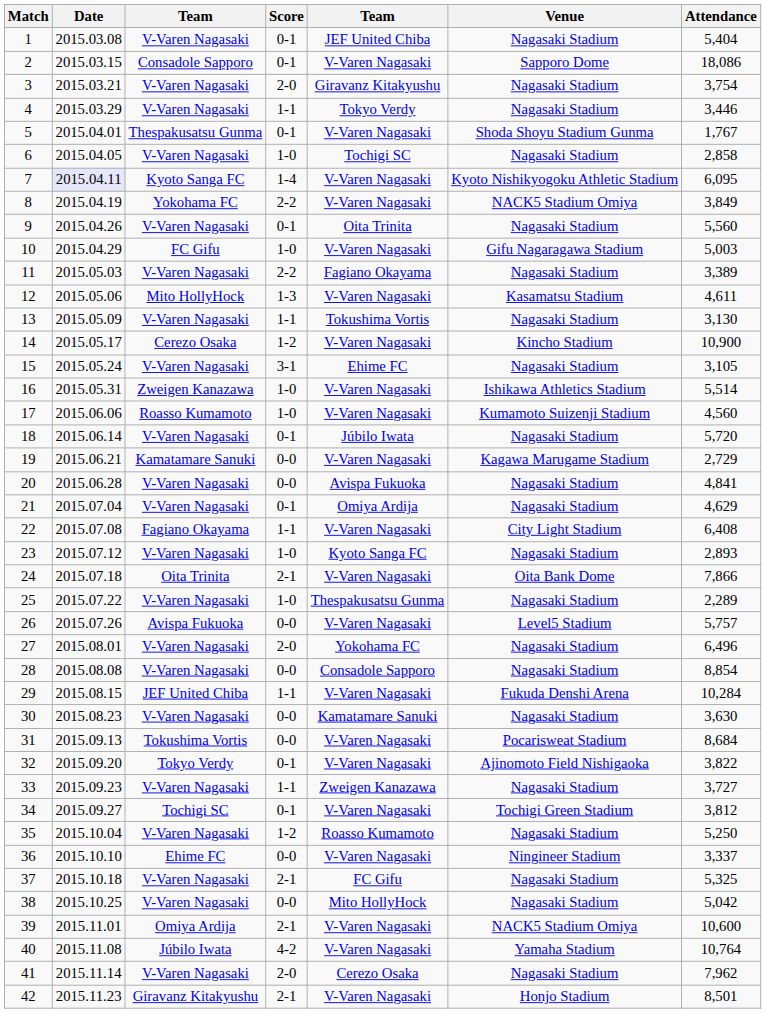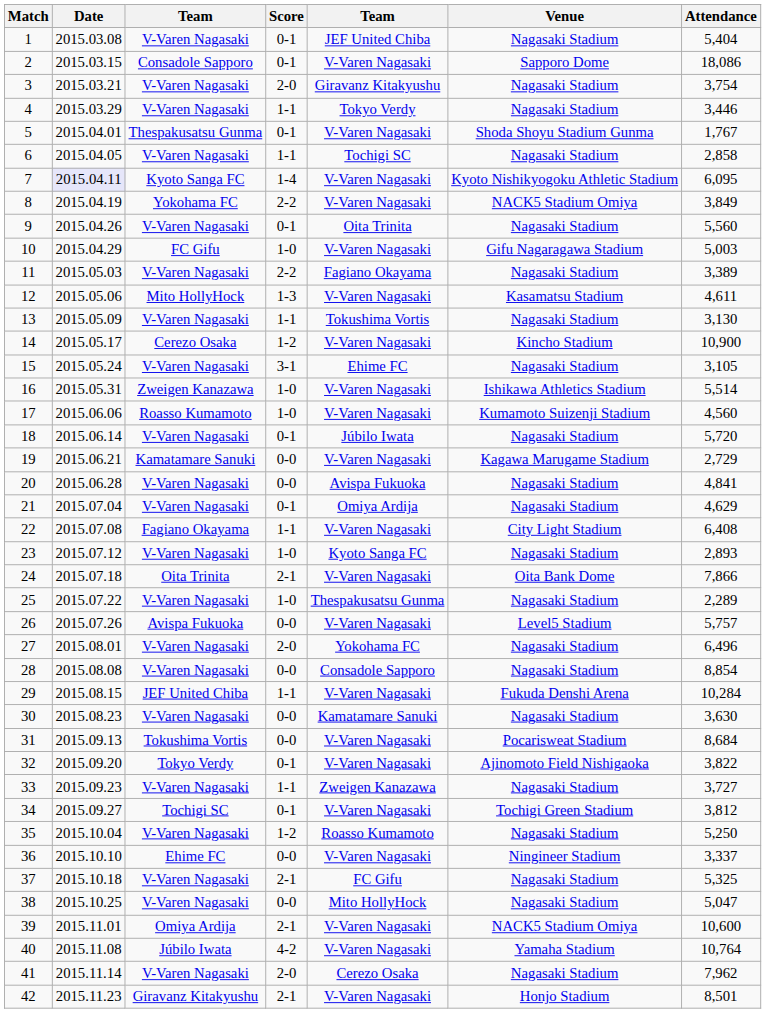(286, 156) 1-0 -> (286, 156) 1-1
(721, 903) 5,042 -> (721, 903) 5,047
